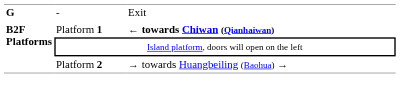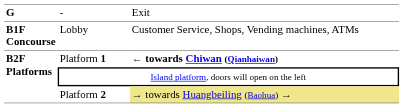+ row: (74, 29)
(208, 64) no background -> (212, 94) khaki background
